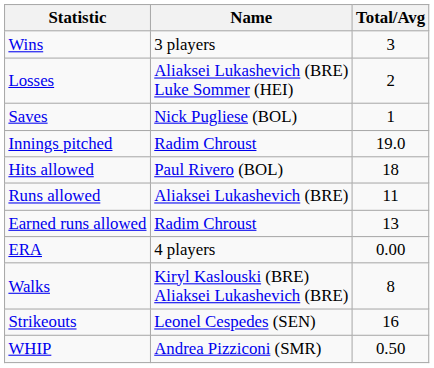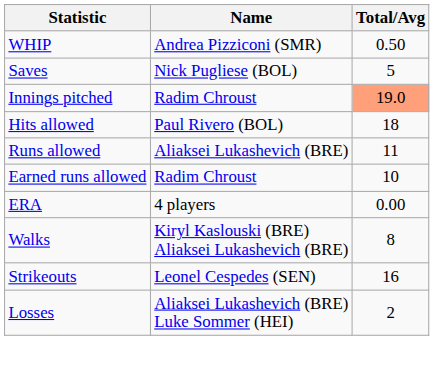- row: (26, 44)
rows swapped: (31, 80) <-> (30, 348)
(391, 116) 1 -> (391, 71) 5
(391, 143) no background -> (391, 97) lightsalmon background
(391, 223) 13 -> (391, 177) 10
